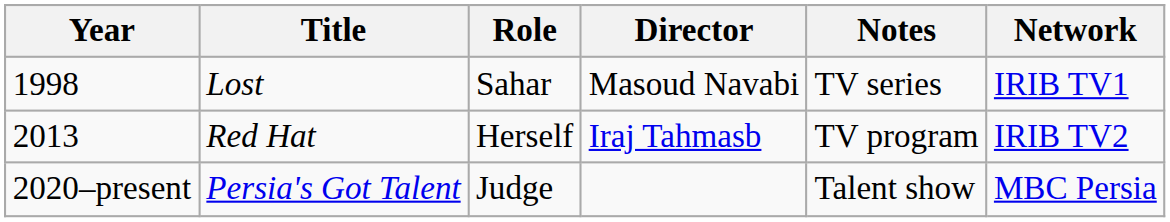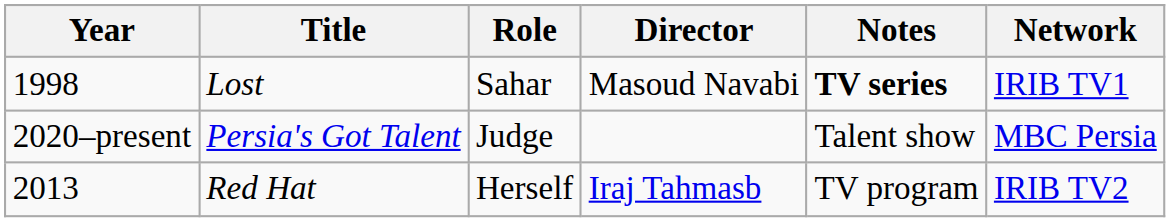(878, 83) normal -> (881, 83) bold
rows swapped: (261, 135) <-> (334, 188)
